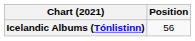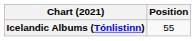(169, 28) 56 -> (169, 28) 55
